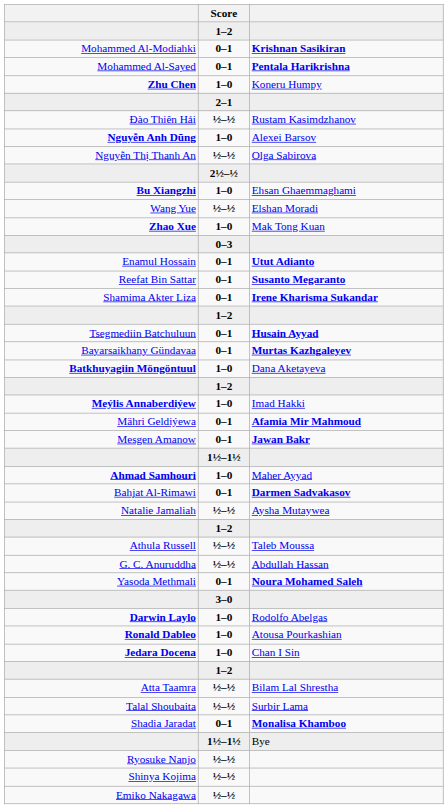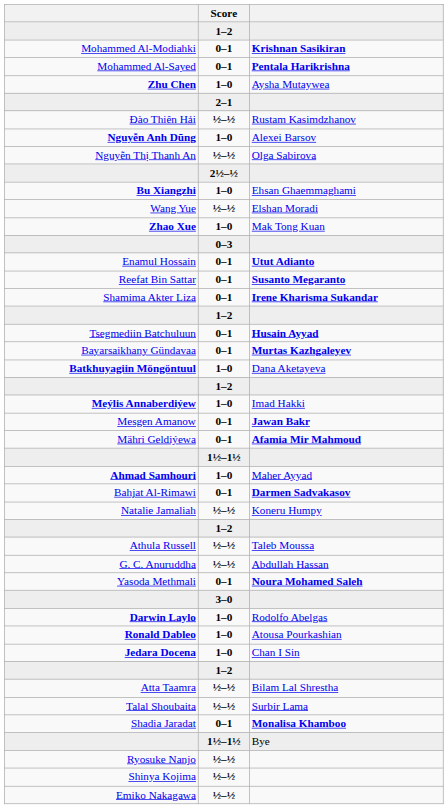(287, 84) Koneru Humpy -> (291, 84) Aysha Mutaywea
rows swapped: (157, 439) <-> (157, 421)
(291, 510) Aysha Mutaywea -> (287, 510) Koneru Humpy
